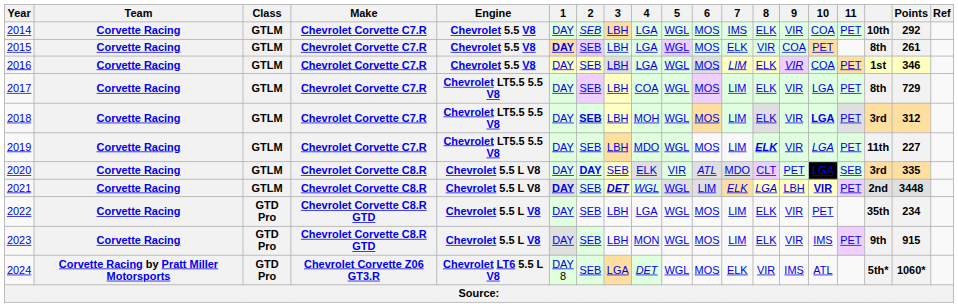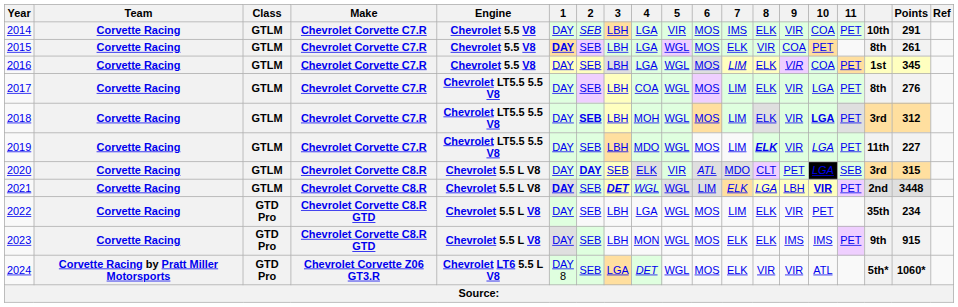(677, 31) WGL -> (677, 31) VIR
(911, 31) 292 -> (911, 31) 291
(911, 65) 346 -> (911, 65) 345
(911, 89) 729 -> (911, 89) 276
(911, 171) 335 -> (911, 171) 315
(737, 241) LIM -> (737, 241) ELK
(794, 241) VIR -> (794, 241) IMS
(794, 270) IMS -> (794, 270) VIR
